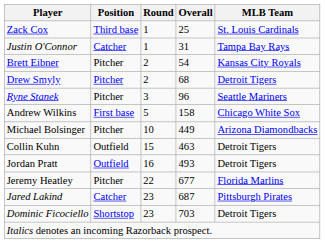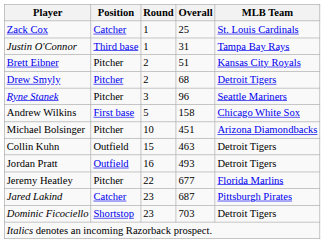(116, 29) Third base -> (110, 29) Catcher
(110, 46) Catcher -> (116, 46) Third base
(184, 63) 54 -> (184, 63) 51
(187, 130) 449 -> (187, 130) 451
